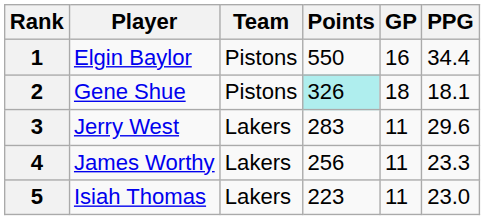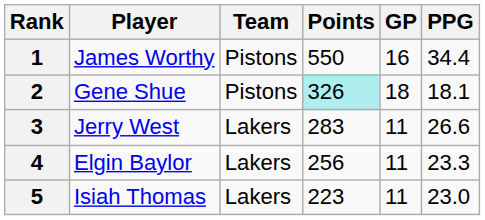(133, 57) Elgin Baylor -> (144, 57) James Worthy
(449, 127) 29.6 -> (449, 127) 26.6
(144, 162) James Worthy -> (133, 162) Elgin Baylor
